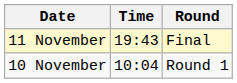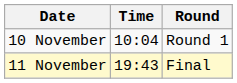rows swapped: (57, 65) <-> (57, 41)
